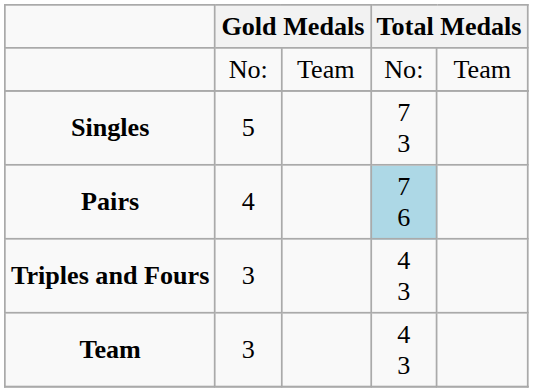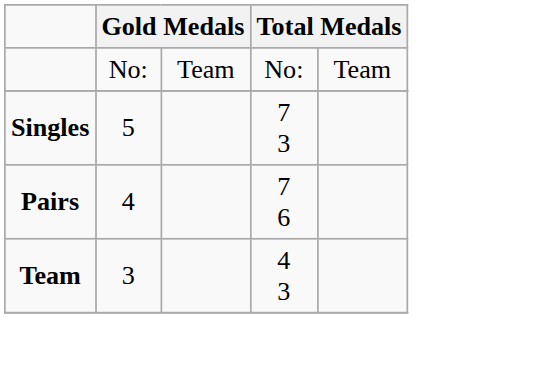(404, 202) lightblue background -> (284, 202) no background
- row: (110, 276)
